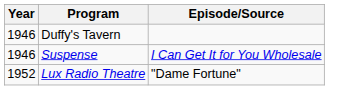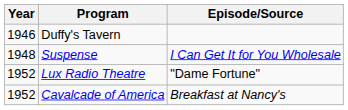(21, 54) 1946 -> (21, 54) 1948
+ row: (103, 94)
